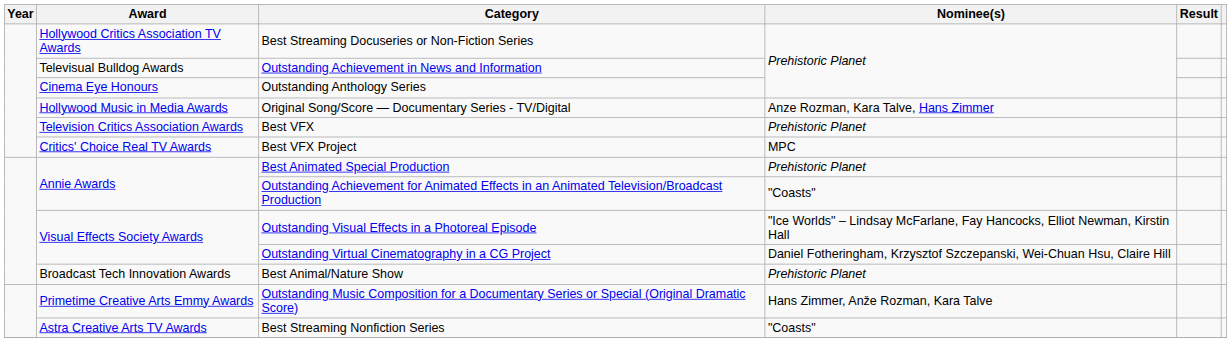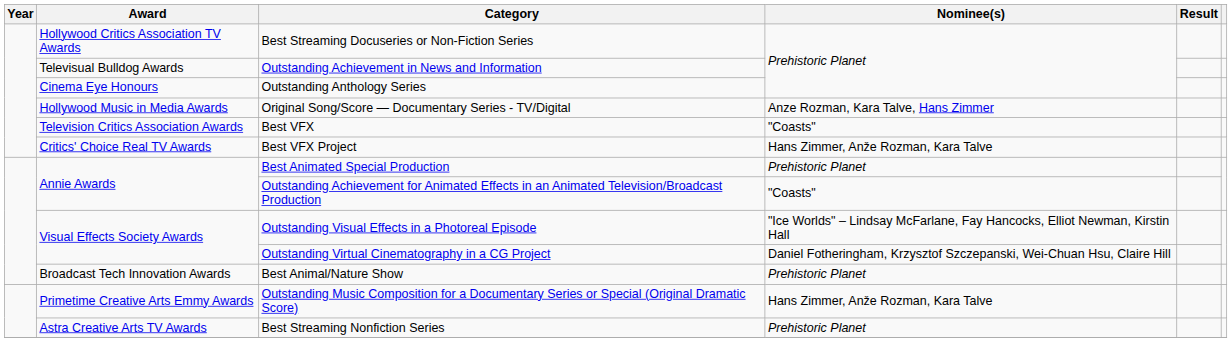(817, 127) Prehistoric Planet -> (792, 127) "Coasts"
(782, 147) MPC -> (880, 147) Hans Zimmer, Anže Rozman, Kara Talve
(792, 327) "Coasts" -> (817, 327) Prehistoric Planet
